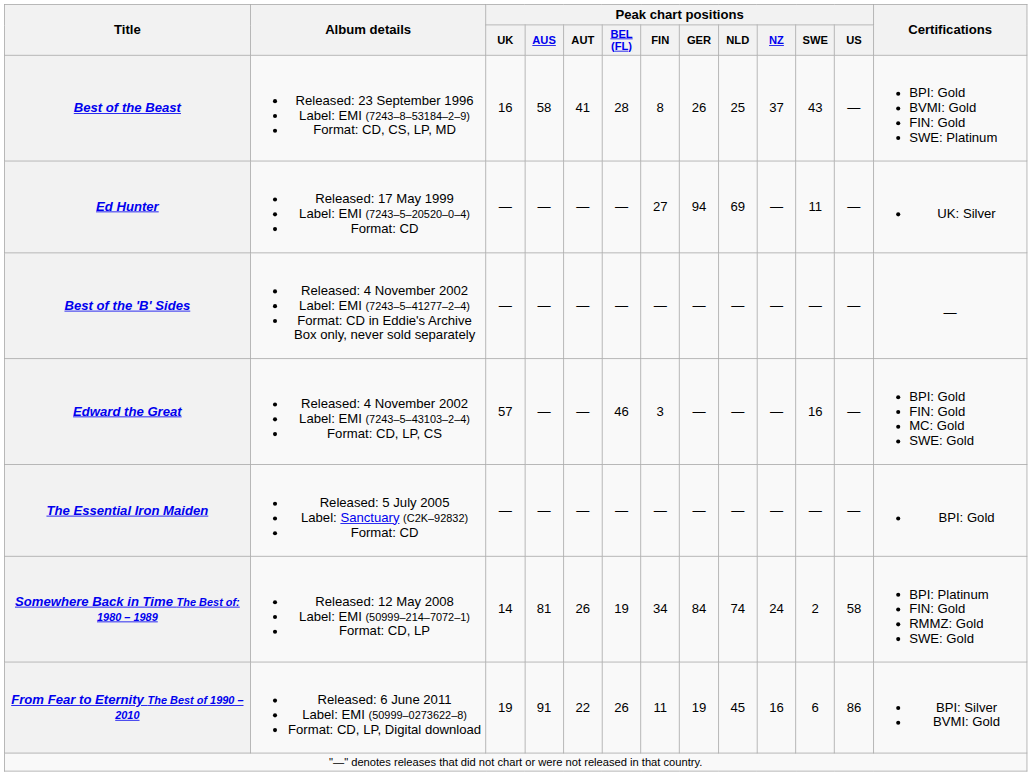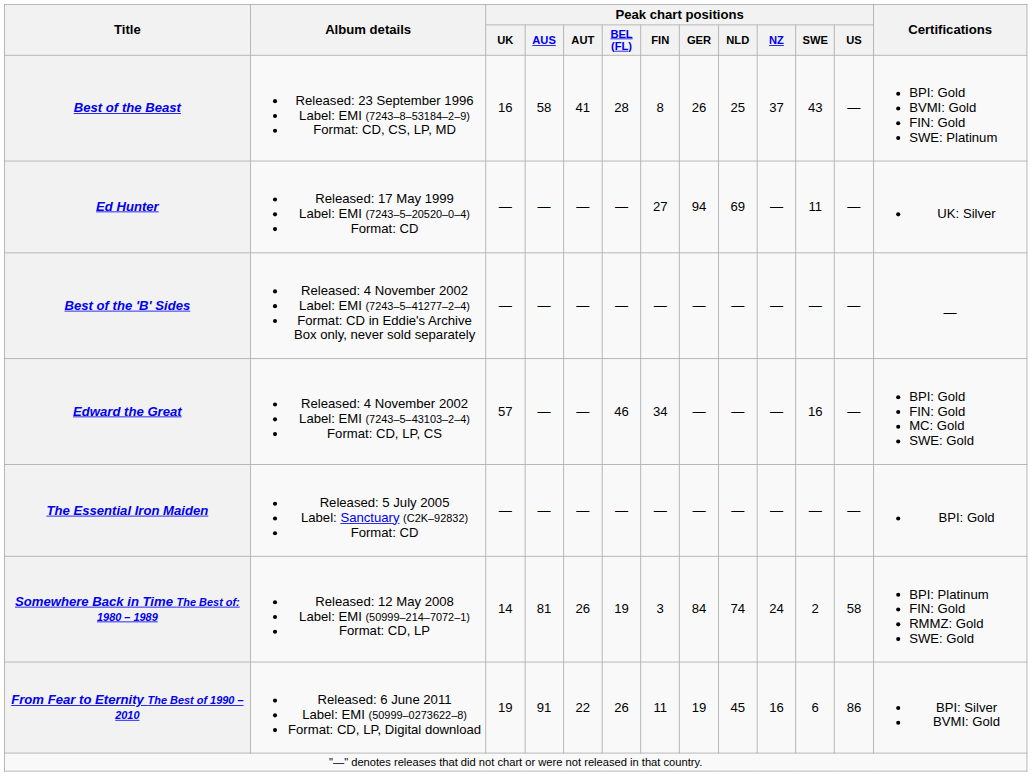(660, 411) 3 -> (660, 411) 34
(660, 609) 34 -> (660, 609) 3
